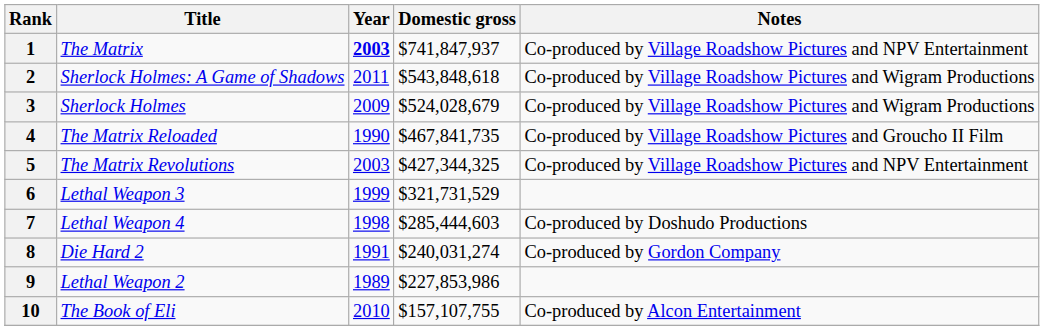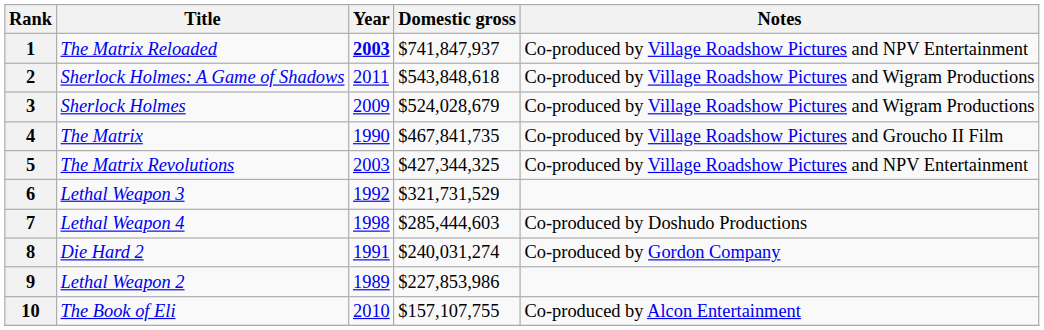(102, 48) The Matrix -> (139, 48) The Matrix Reloaded
(139, 135) The Matrix Reloaded -> (102, 135) The Matrix
(371, 194) 1999 -> (371, 194) 1992
